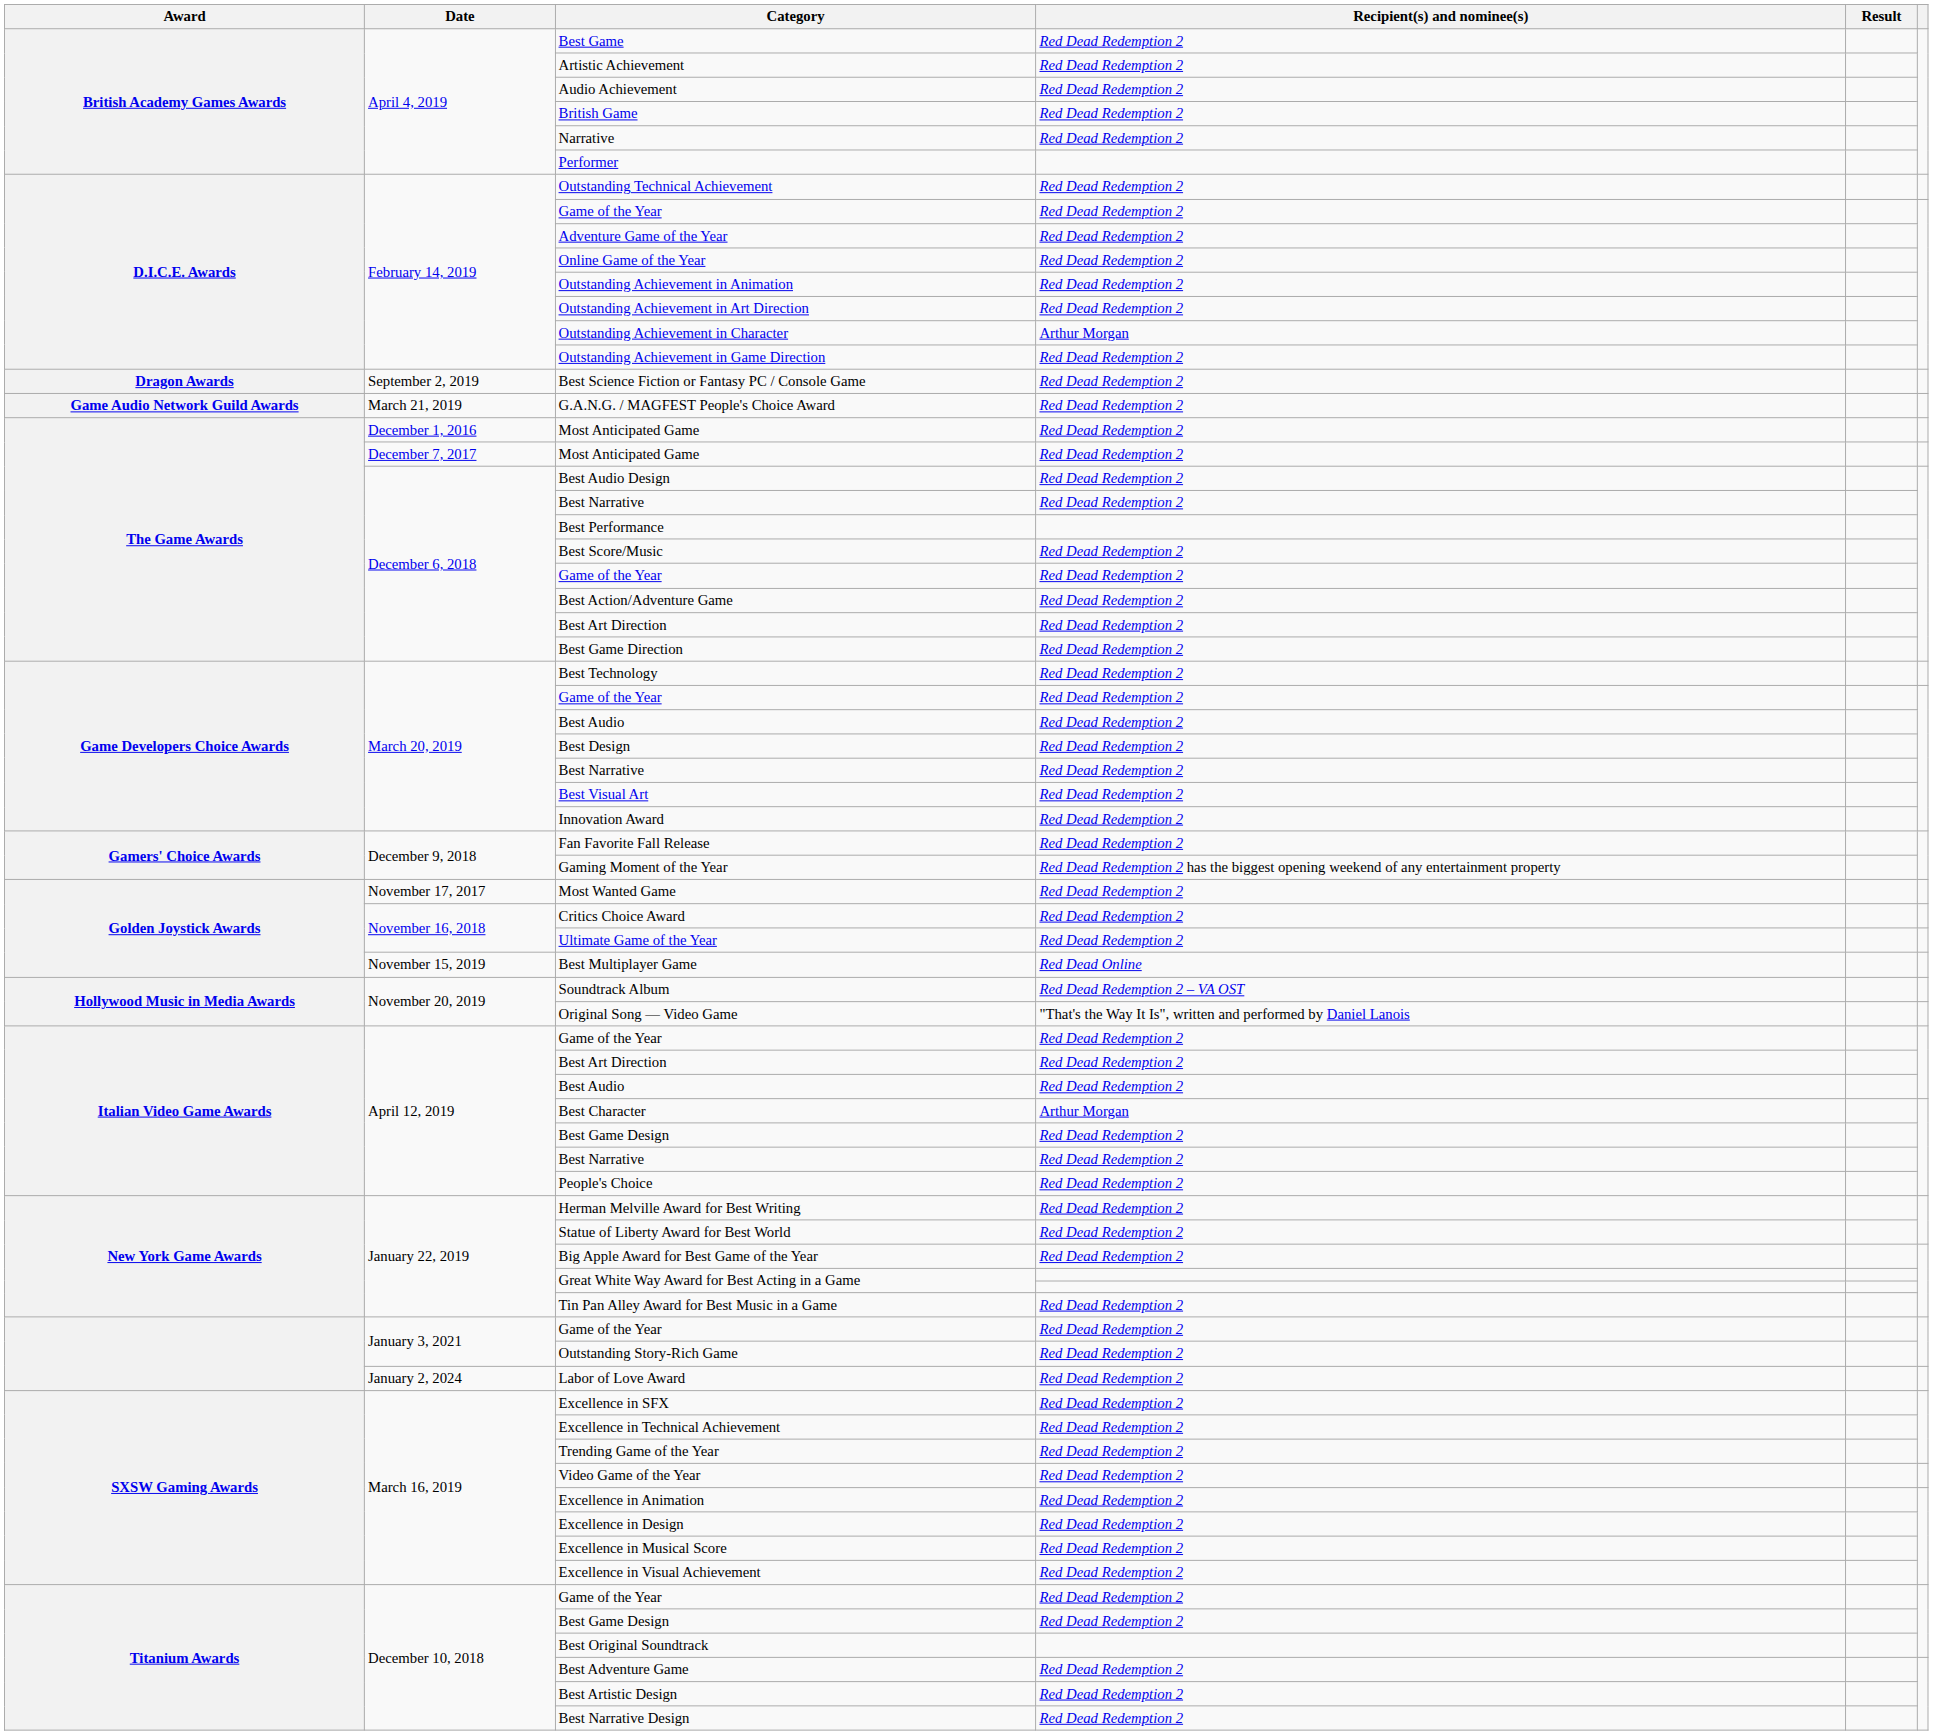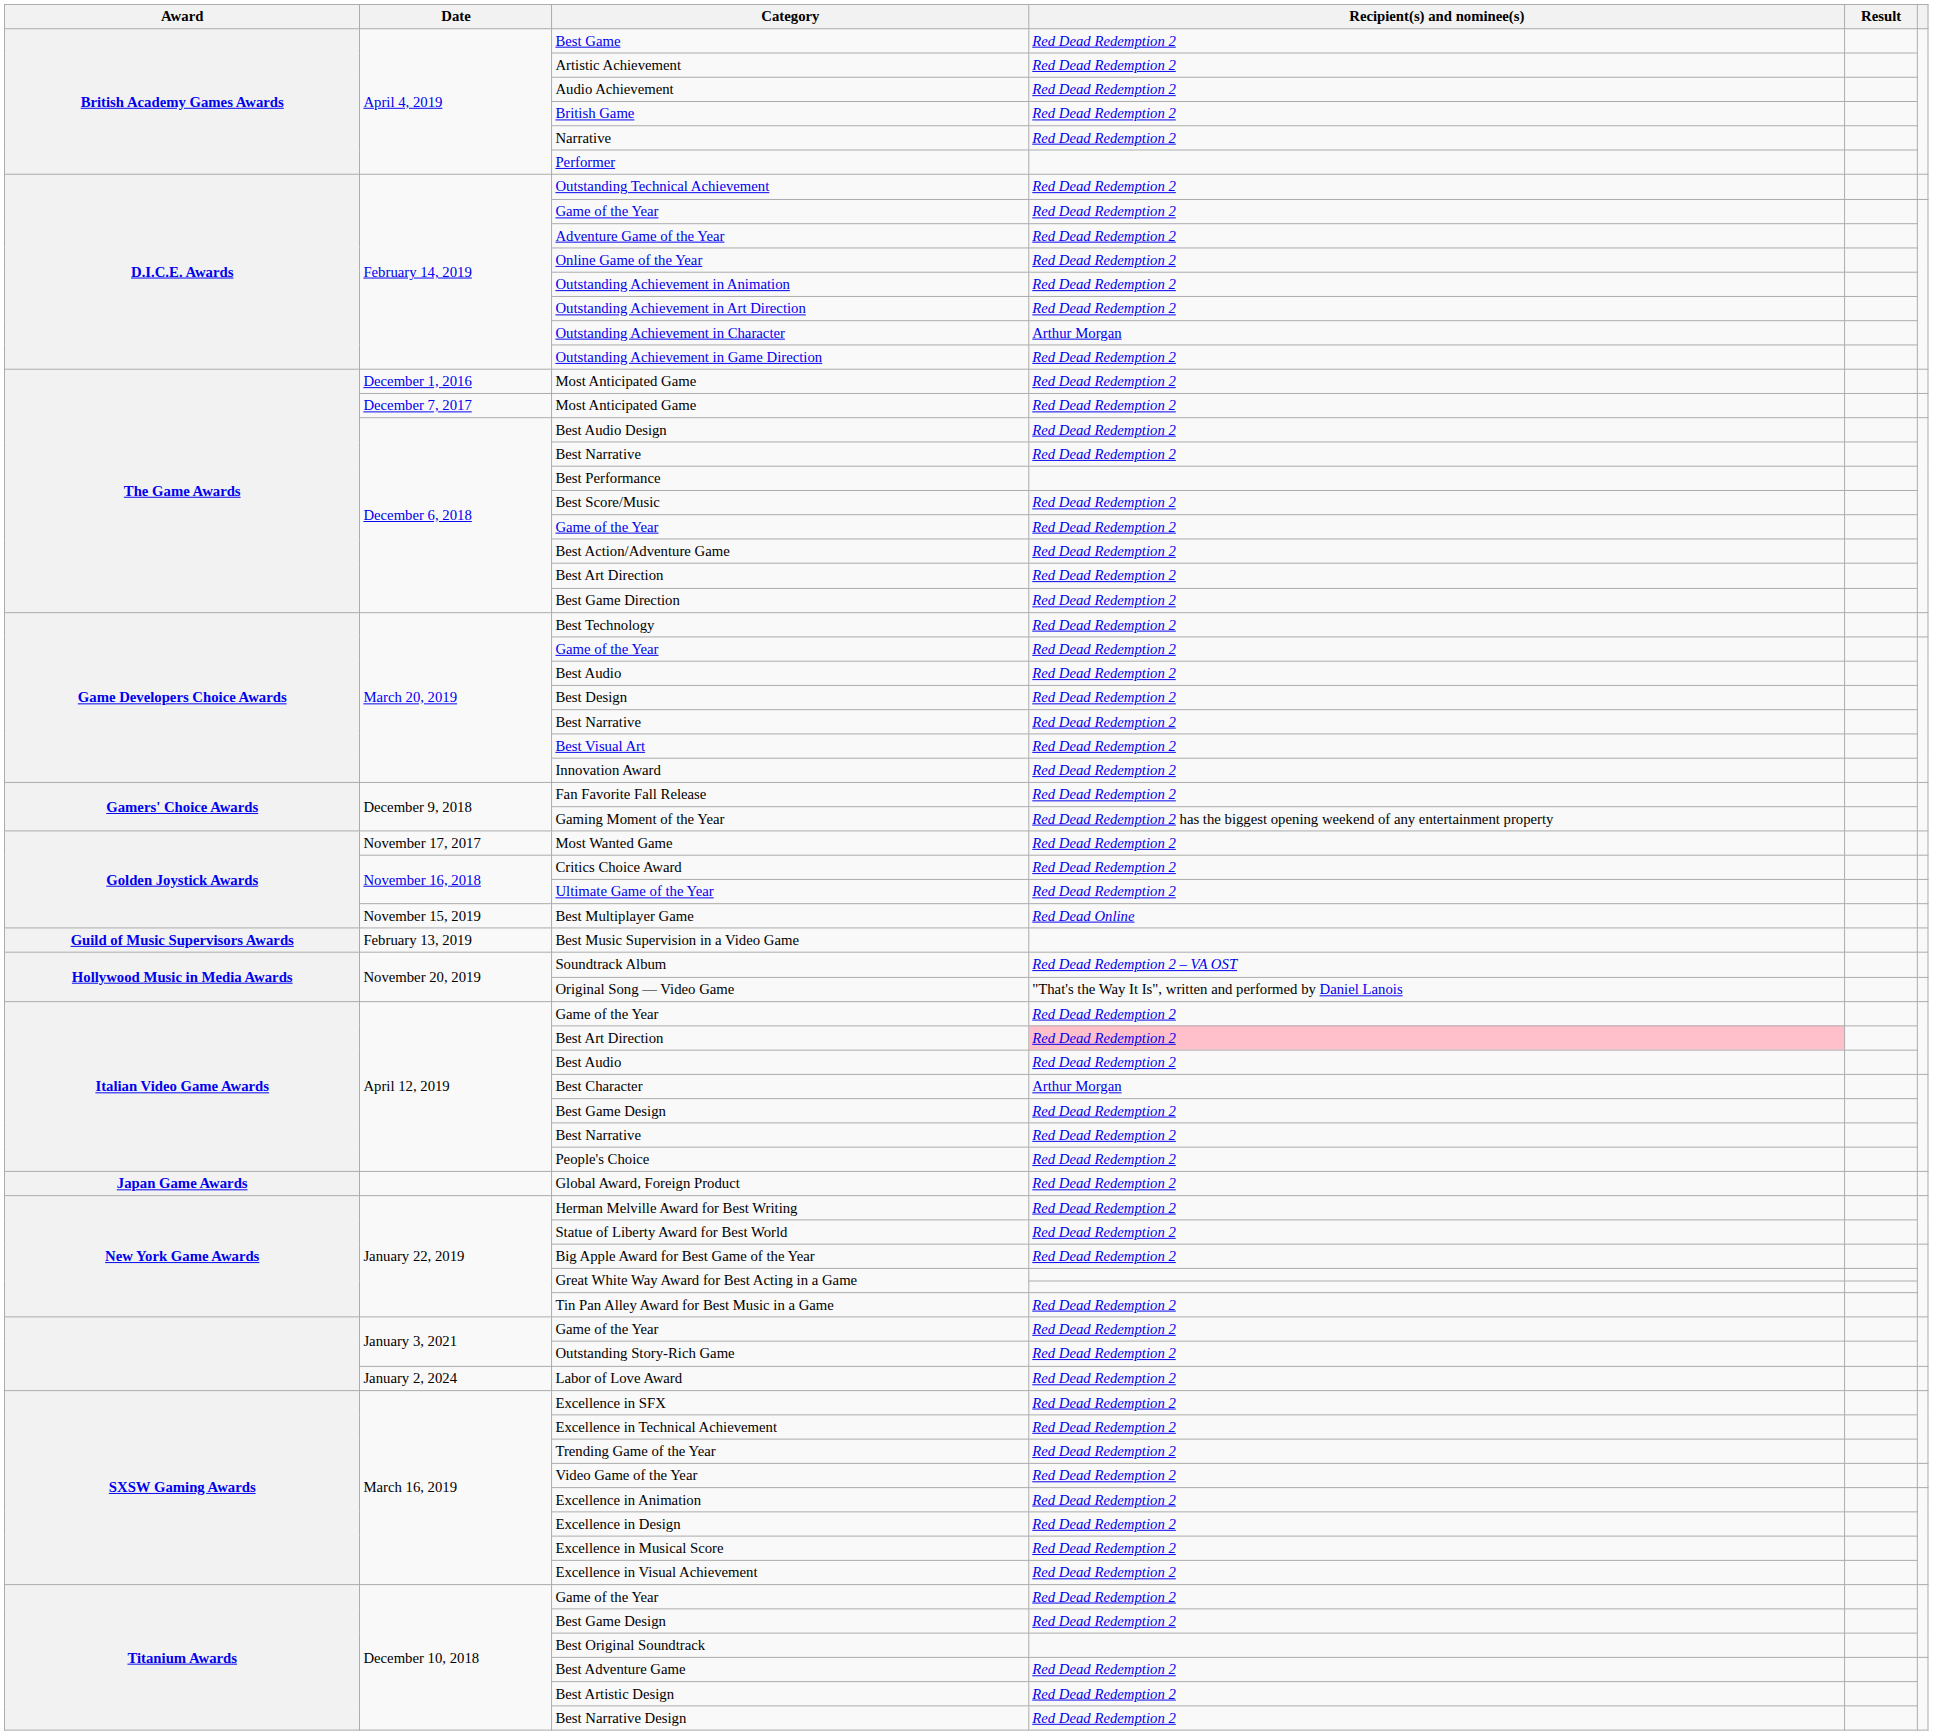- row: (423, 381)
- row: (415, 405)
+ row: (418, 940)
(1111, 1062) no background -> (1104, 1037) pink background
+ row: (456, 1184)
